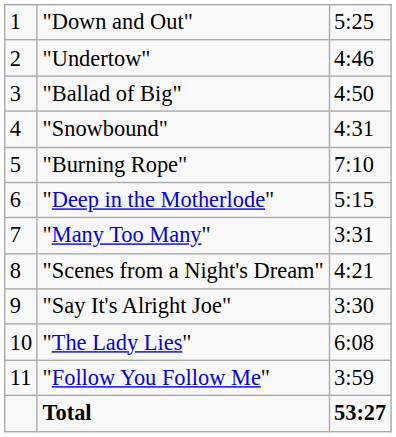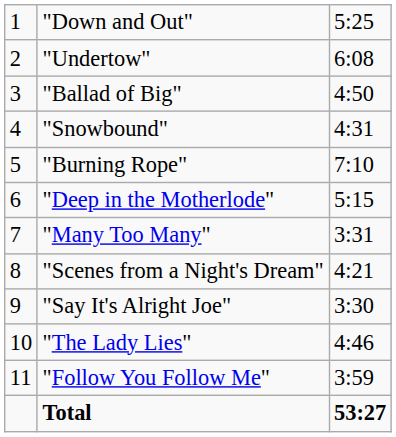(354, 57) 4:46 -> (354, 57) 6:08
(354, 341) 6:08 -> (354, 341) 4:46
